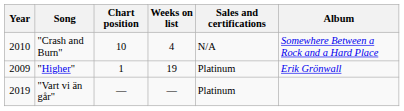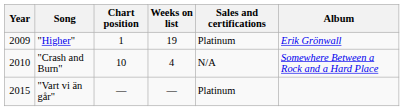rows swapped: (56, 69) <-> (61, 46)
(20, 91) 2019 -> (20, 91) 2015
